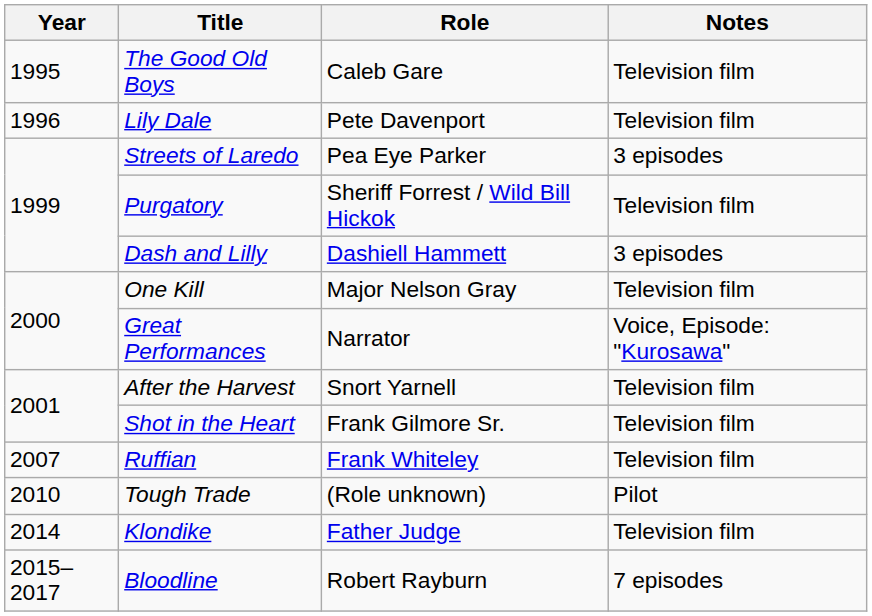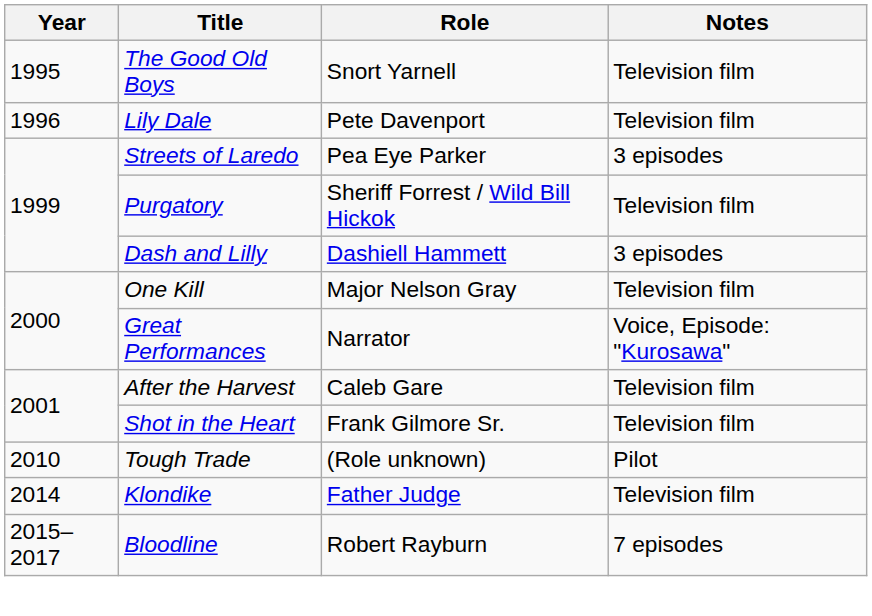(385, 71) Caleb Gare -> (391, 71) Snort Yarnell
(391, 387) Snort Yarnell -> (385, 387) Caleb Gare
- row: (160, 459)
